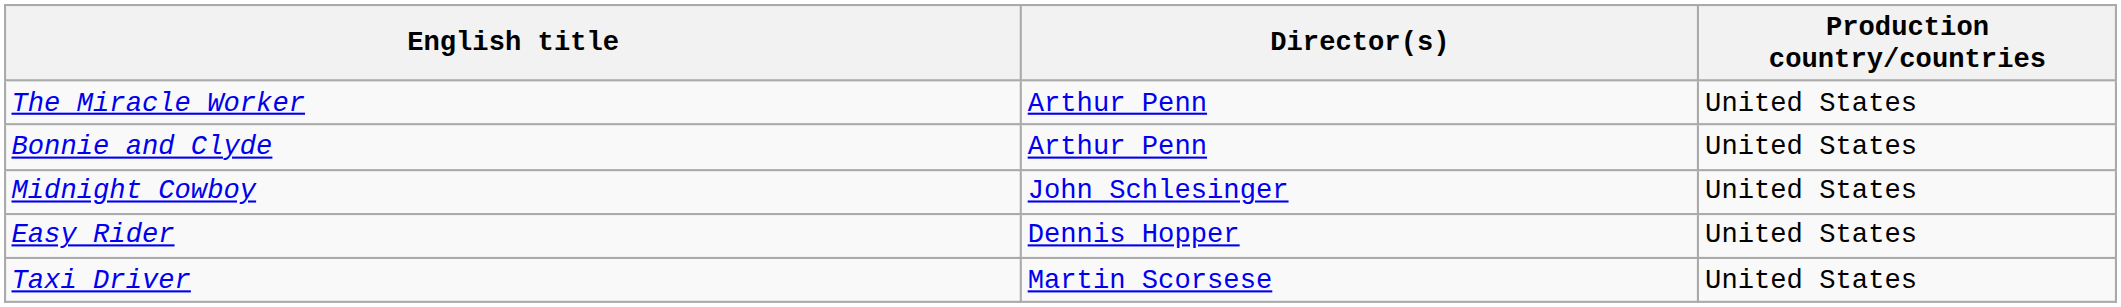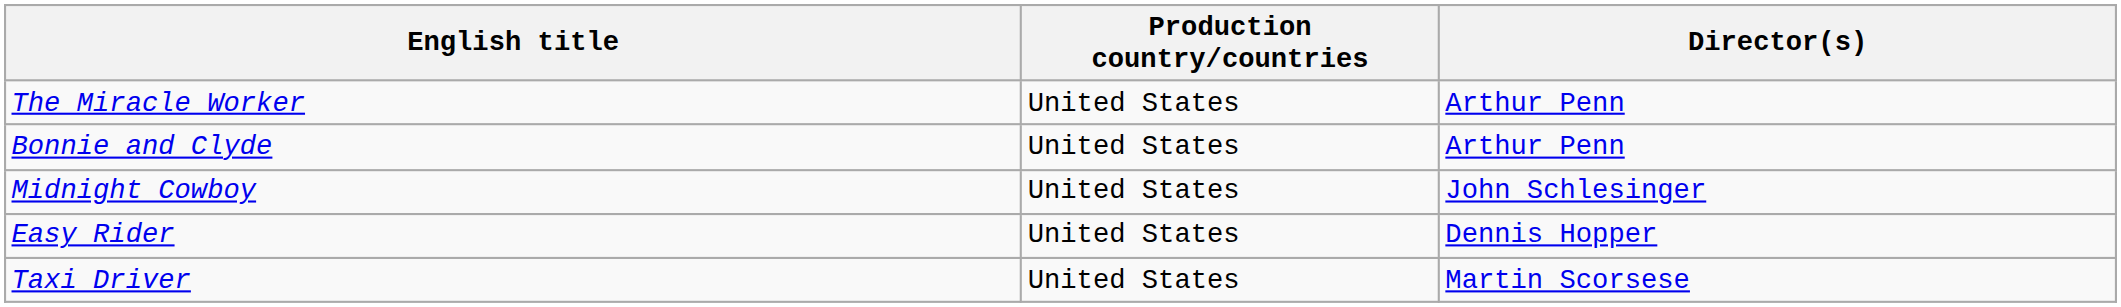columns swapped: (1360, 43) <-> (1907, 43)
